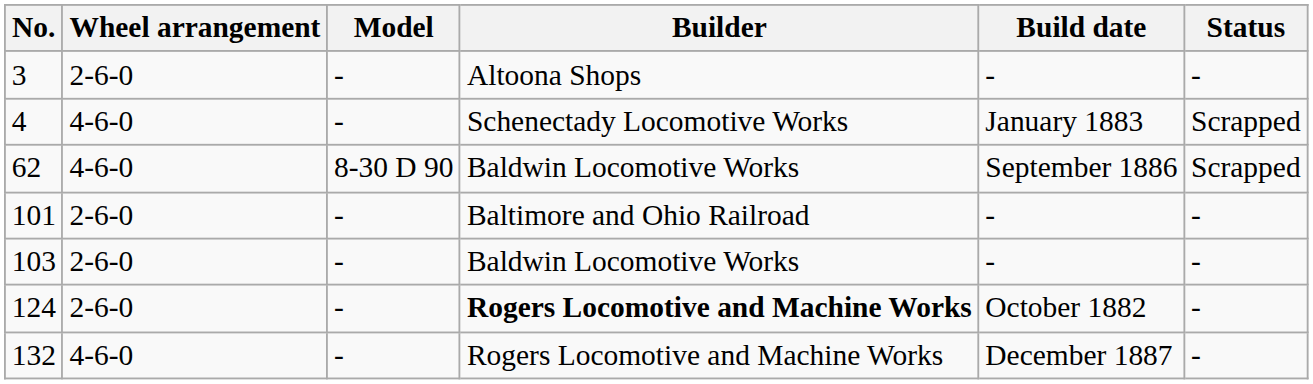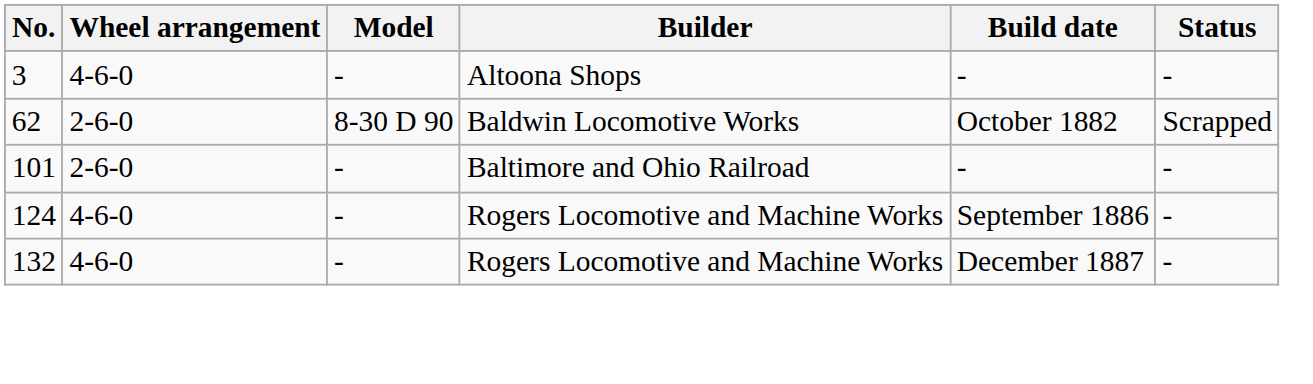(101, 74) 2-6-0 -> (101, 74) 4-6-0
- row: (19, 121)
(101, 167) 4-6-0 -> (101, 121) 2-6-0
(1081, 167) September 1886 -> (1037, 121) October 1882
- row: (34, 261)
(101, 307) 2-6-0 -> (101, 214) 4-6-0
(719, 307) bold -> (705, 214) normal
(1066, 307) October 1882 -> (1053, 214) September 1886
